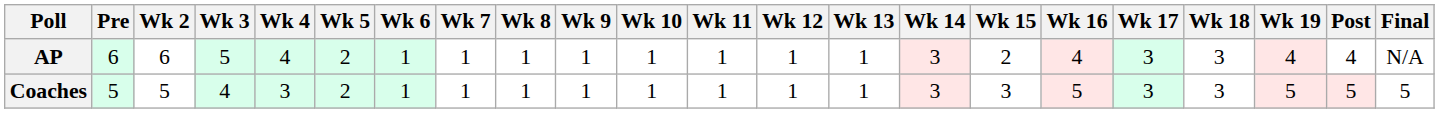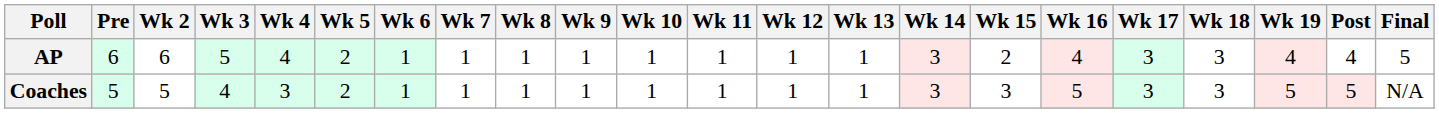(1405, 56) N/A -> (1405, 56) 5
(1405, 90) 5 -> (1405, 90) N/A
